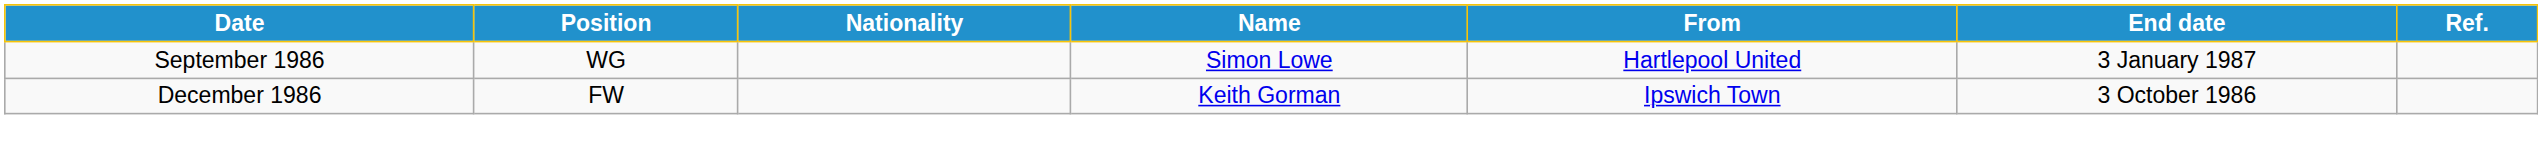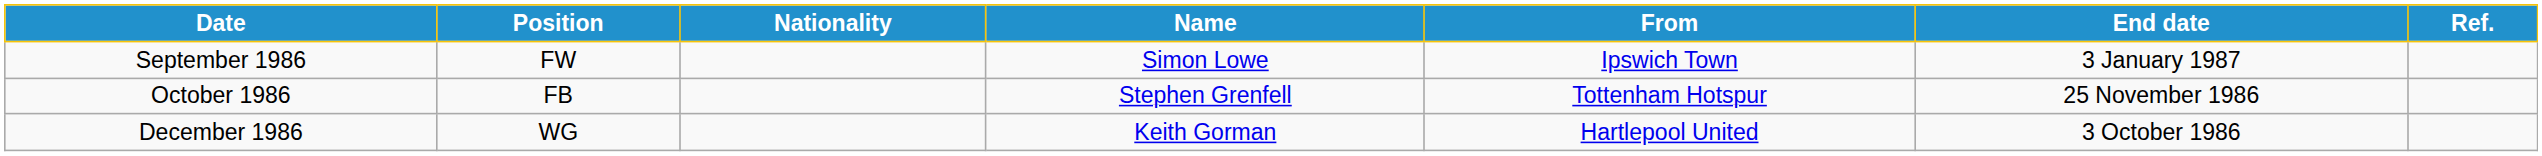(606, 60) WG -> (558, 60) FW
(1712, 60) Hartlepool United -> (1670, 60) Ipswich Town
+ row: (221, 96)
(606, 96) FW -> (558, 133) WG
(1712, 96) Ipswich Town -> (1670, 133) Hartlepool United
